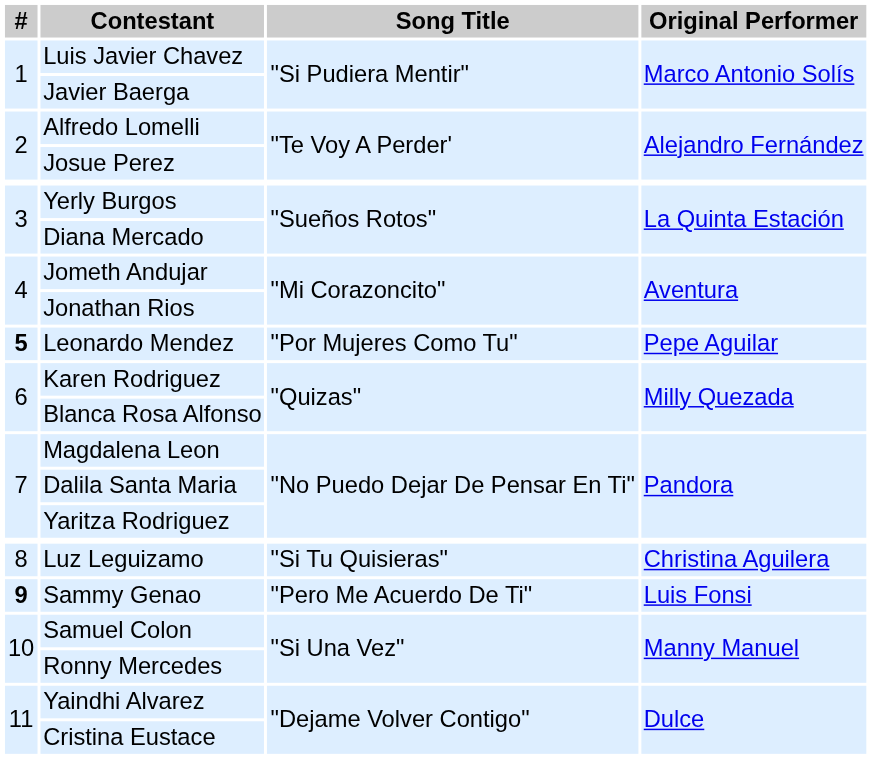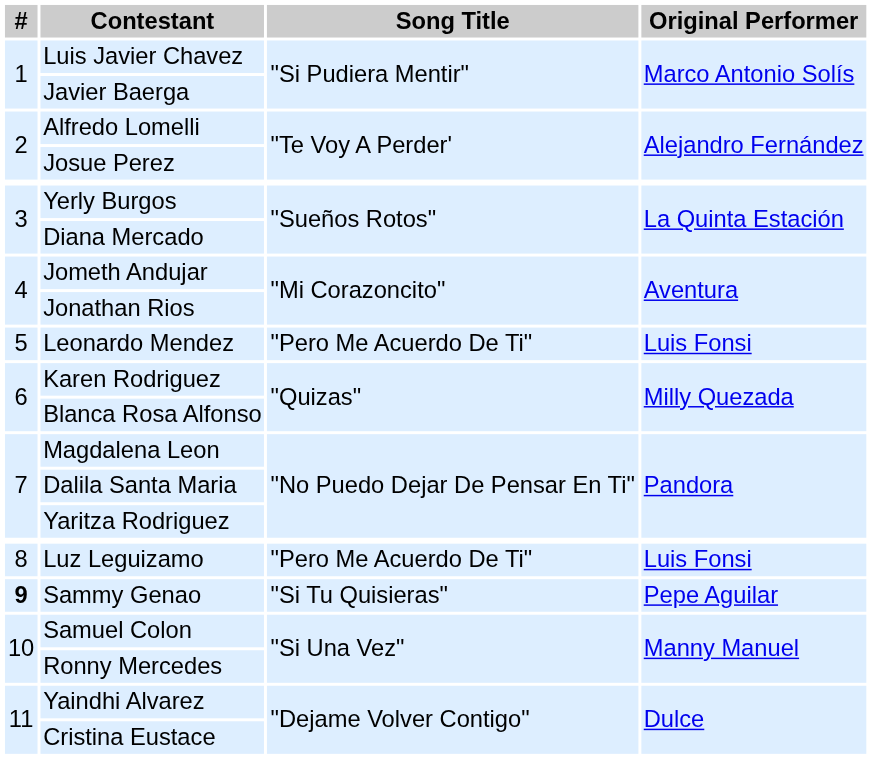(21, 343) bold -> (21, 343) normal
(394, 343) "Por Mujeres Como Tu" -> (401, 343) "Pero Me Acuerdo De Ti"
(711, 343) Pepe Aguilar -> (698, 343) Luis Fonsi
(359, 559) "Si Tu Quisieras" -> (401, 559) "Pero Me Acuerdo De Ti"
(737, 559) Christina Aguilera -> (698, 559) Luis Fonsi
(401, 595) "Pero Me Acuerdo De Ti" -> (359, 595) "Si Tu Quisieras"
(698, 595) Luis Fonsi -> (711, 595) Pepe Aguilar
